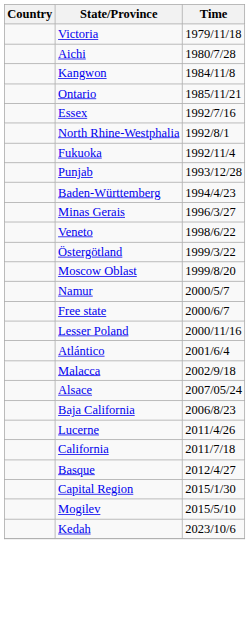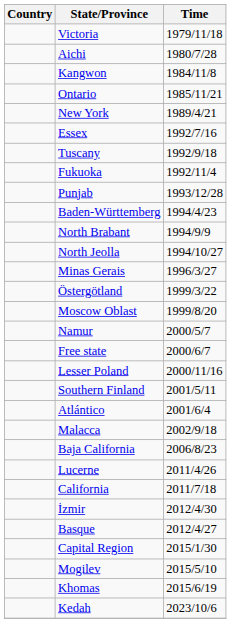+ row: (83, 113)
- row: (119, 133)
+ row: (79, 152)
+ row: (94, 232)
+ row: (89, 251)
- row: (75, 232)
+ row: (101, 390)
- row: (75, 390)
+ row: (72, 509)
+ row: (79, 588)
